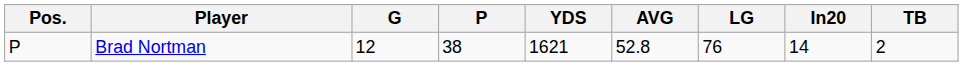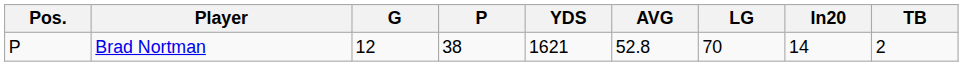(712, 46) 76 -> (712, 46) 70
